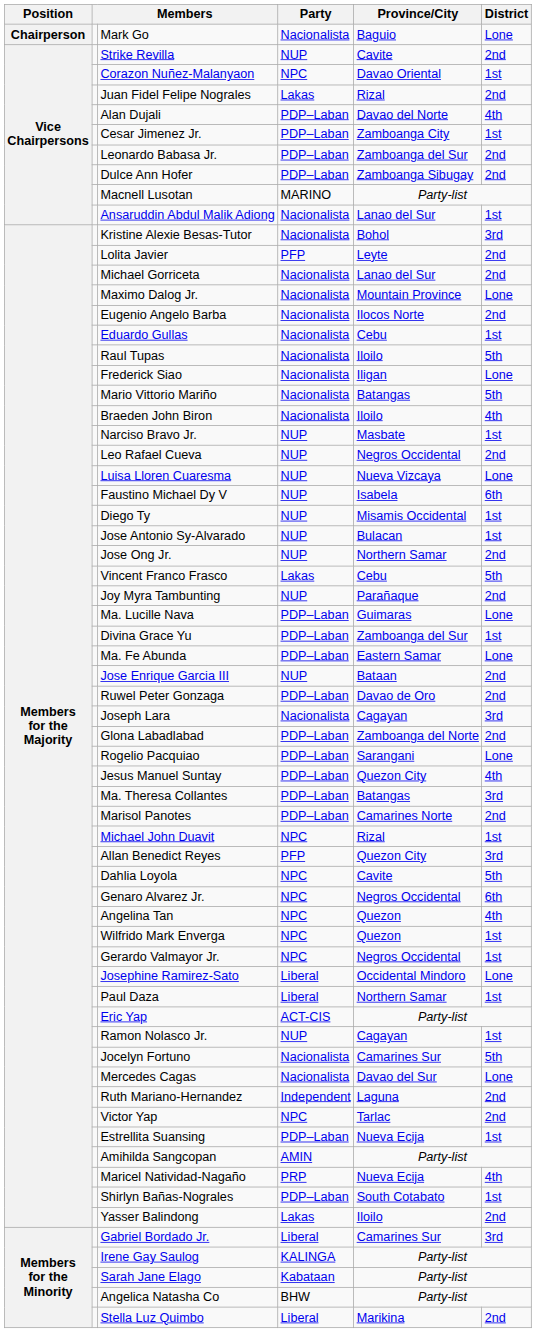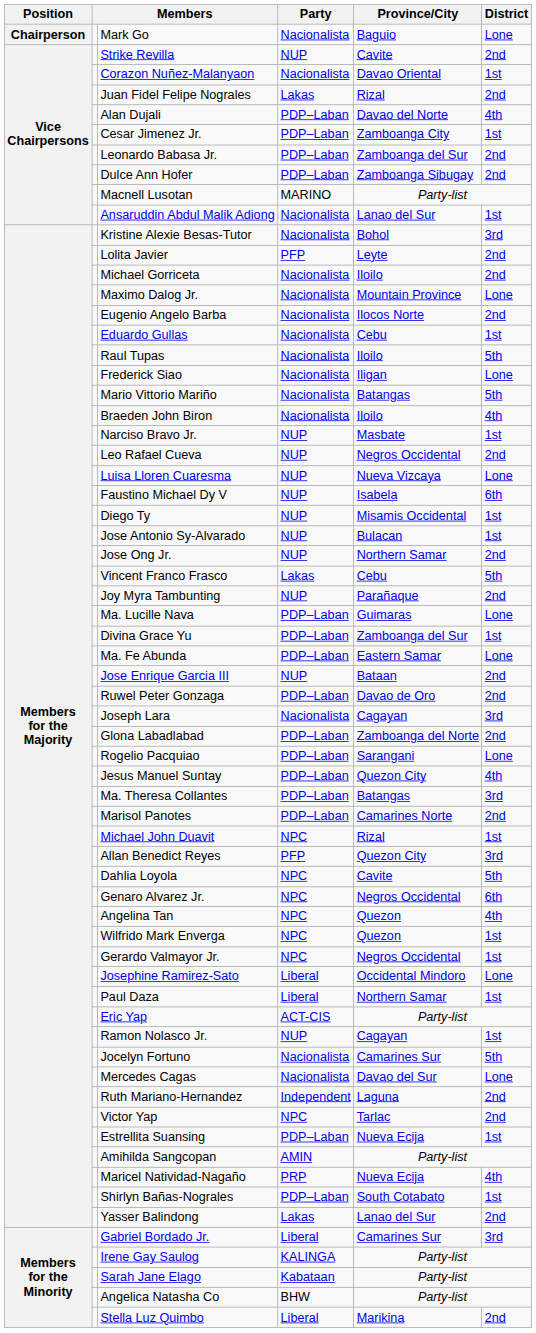(294, 74) NPC -> (315, 74) Nacionalista
(396, 275) Lanao del Sur -> (370, 275) Iloilo
(370, 1217) Iloilo -> (396, 1217) Lanao del Sur
